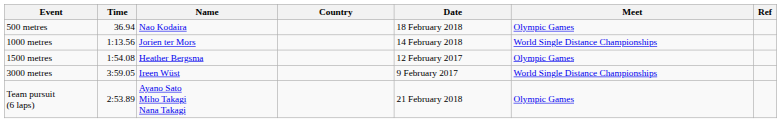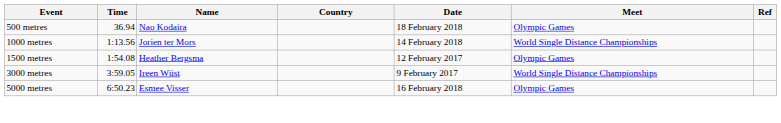+ row: (29, 88)
- row: (31, 99)
